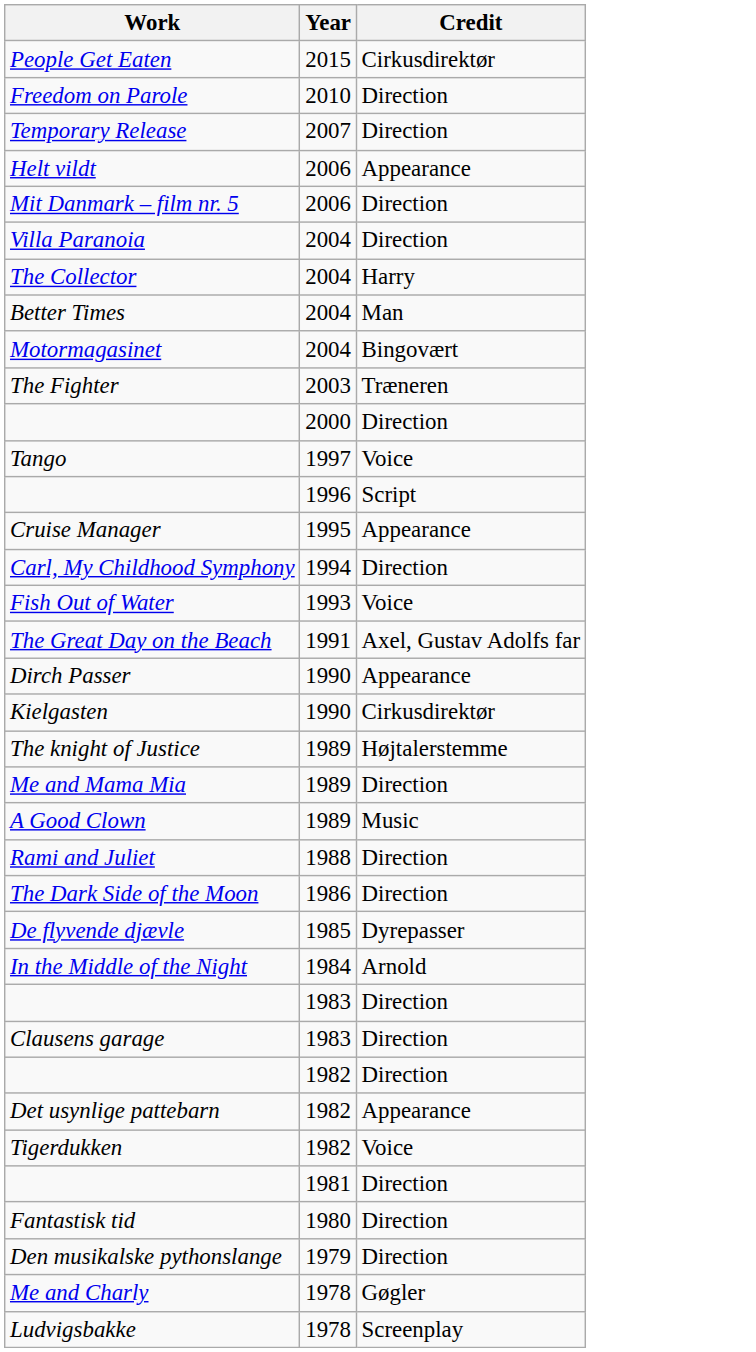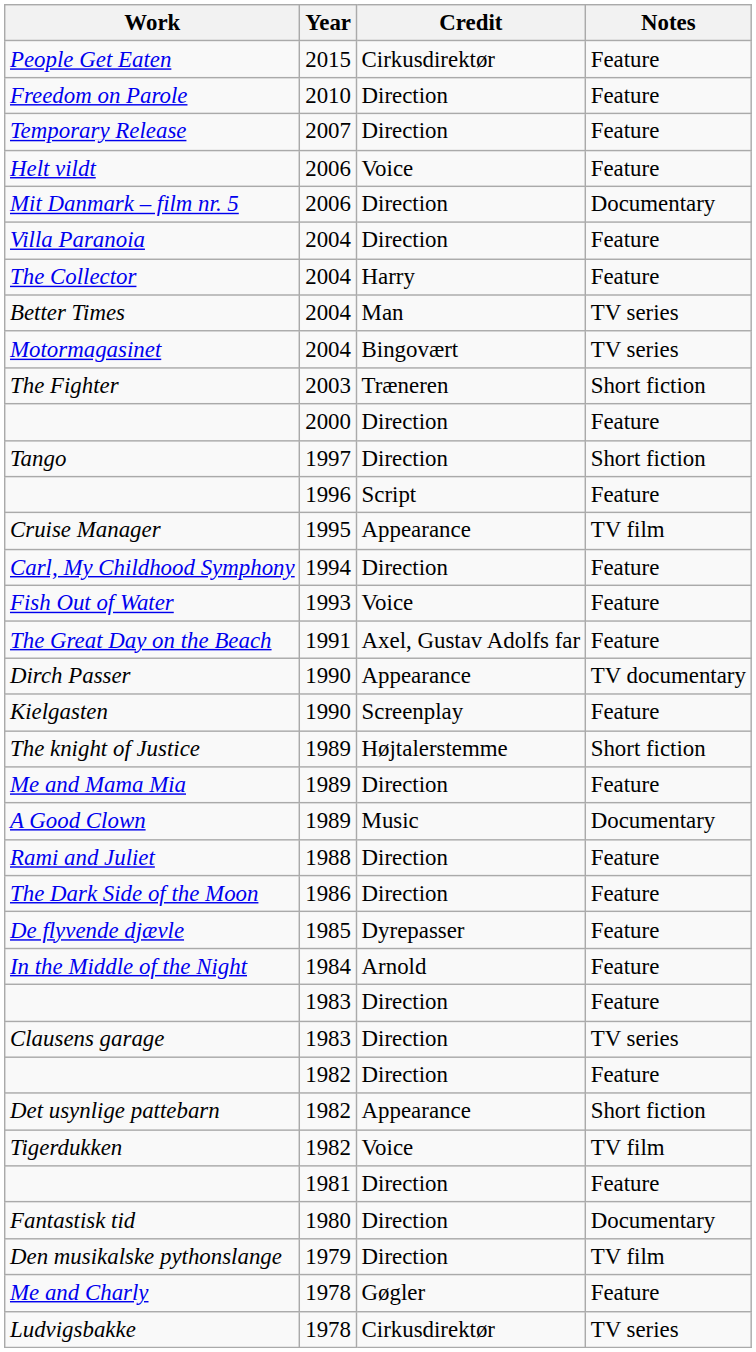+ column: (668, 22)
(416, 167) Appearance -> (387, 167) Voice
(387, 458) Voice -> (405, 458) Direction
(428, 712) Cirkusdirektør -> (412, 712) Screenplay
(412, 1328) Screenplay -> (428, 1328) Cirkusdirektør
